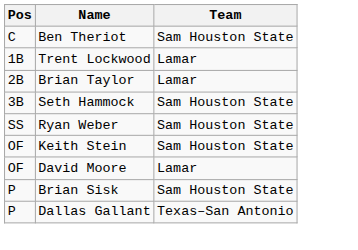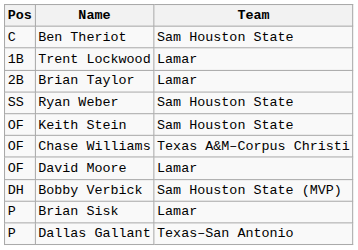- row: (86, 103)
+ row: (94, 146)
+ row: (90, 190)
(225, 190) Sam Houston State -> (177, 212) Lamar
